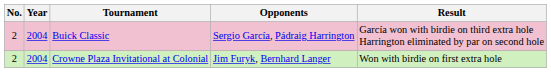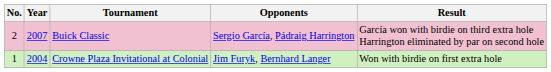(37, 36) 2004 -> (37, 36) 2007
(14, 59) 2 -> (14, 59) 1
